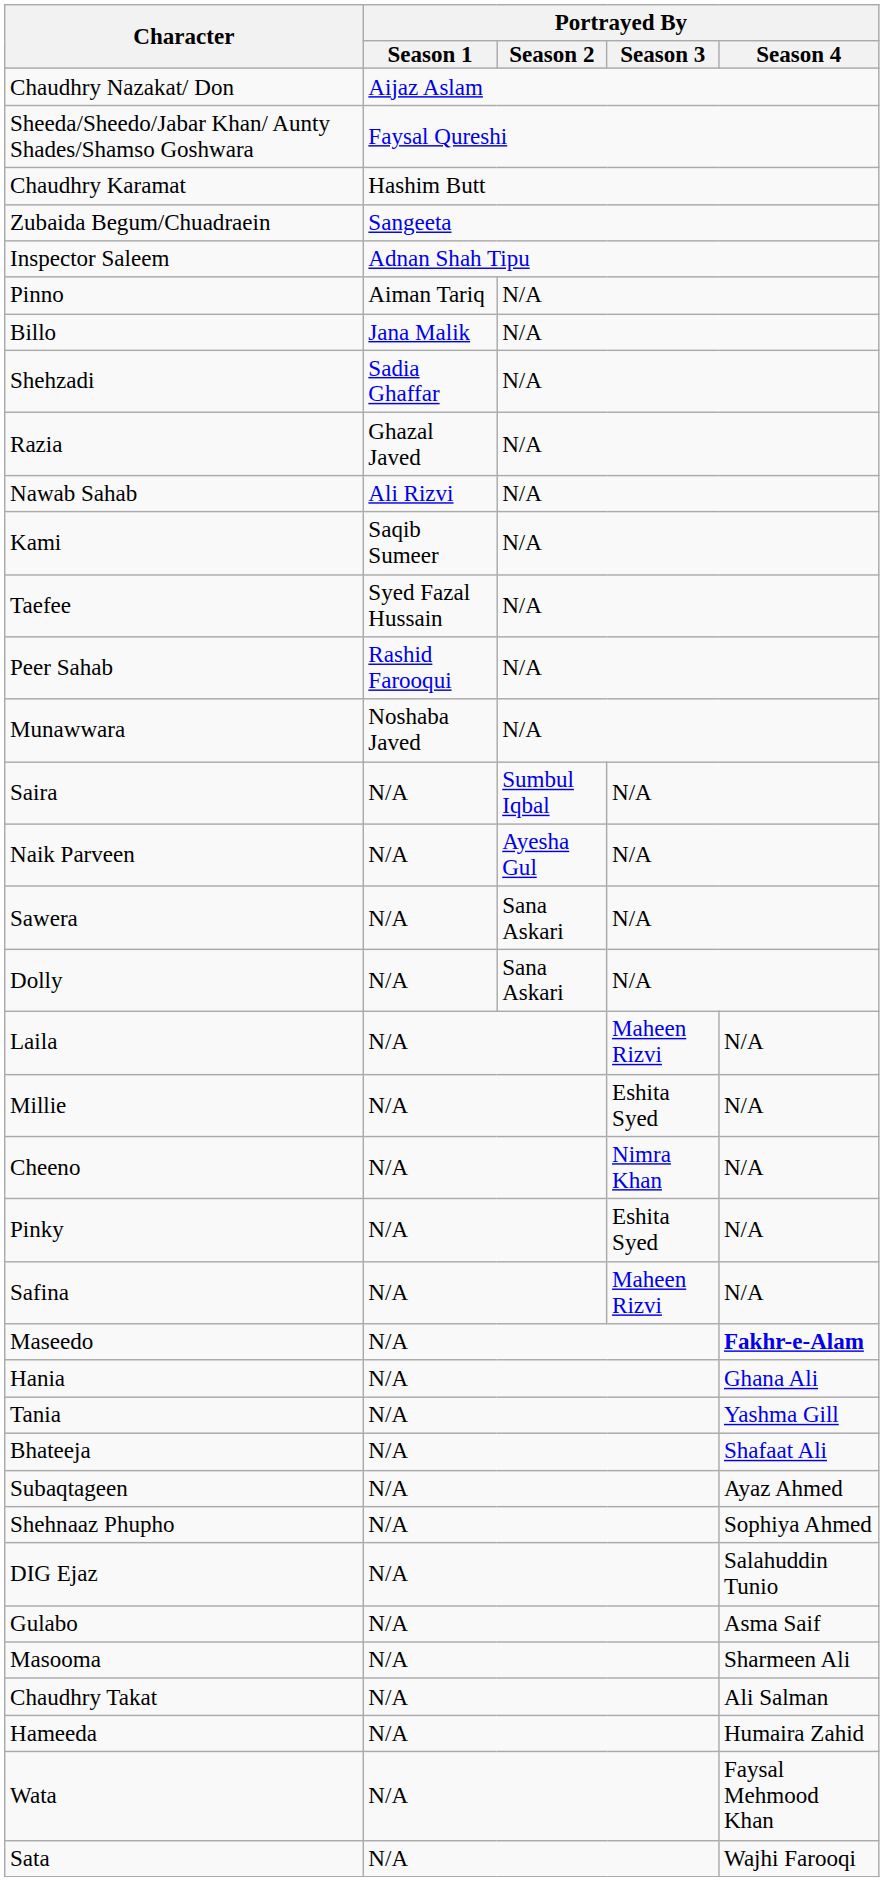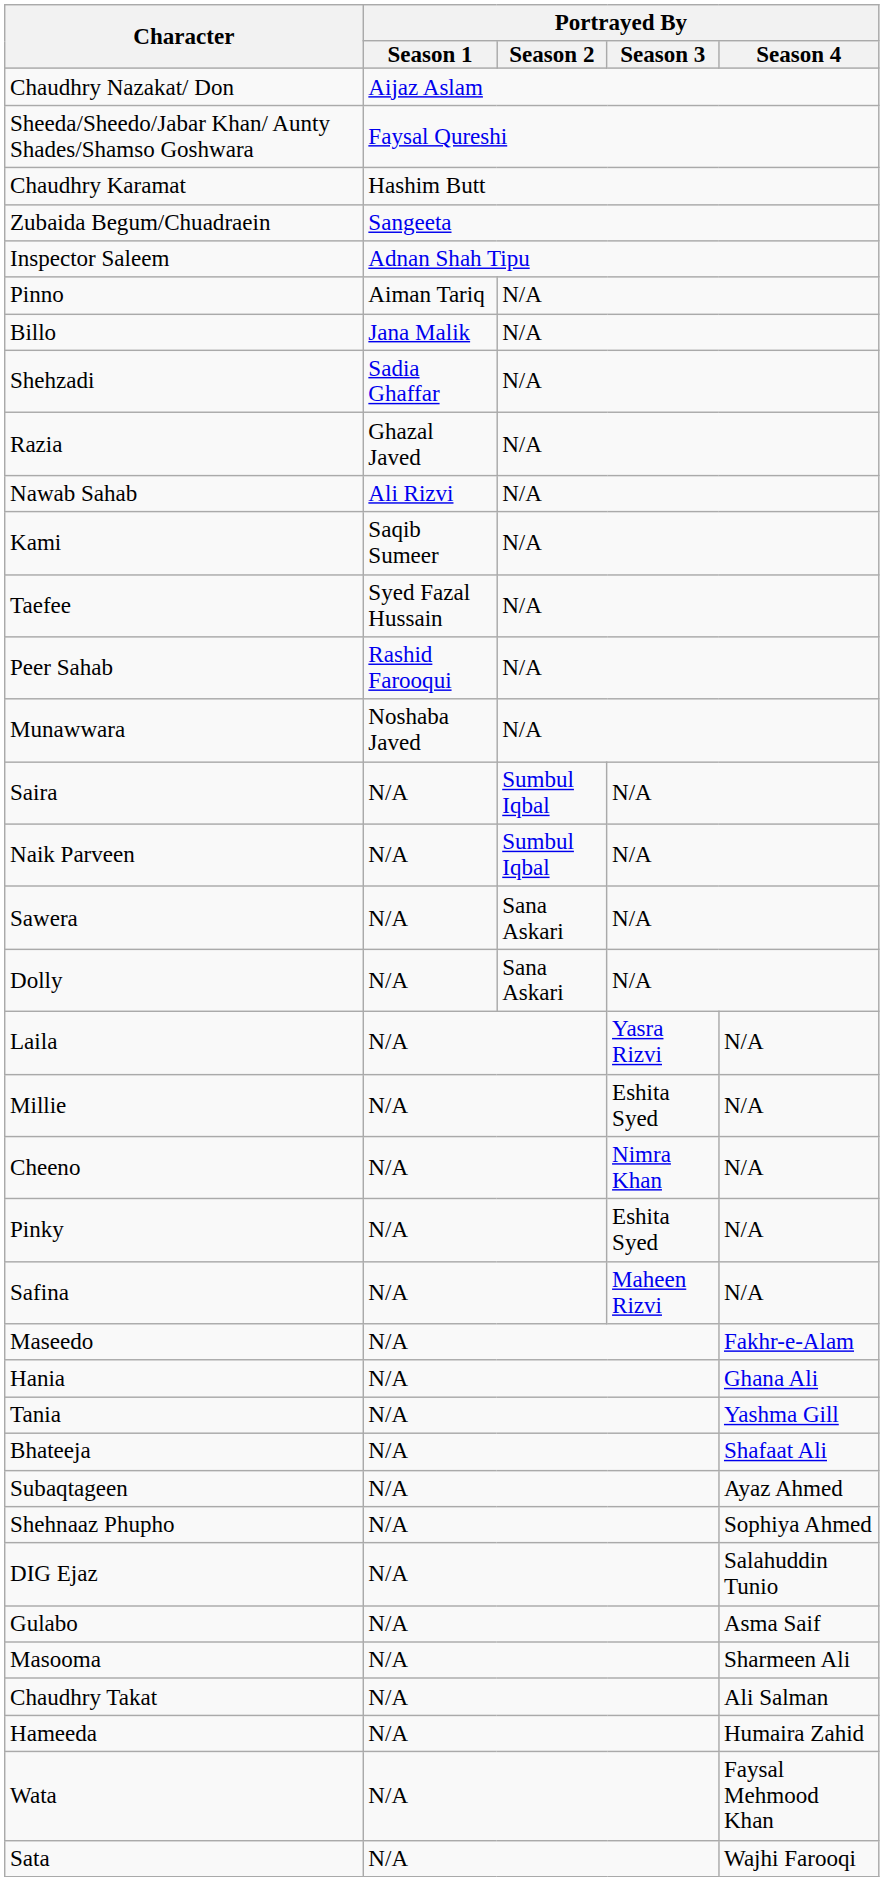(536, 855) Ayesha Gul -> (538, 855) Sumbul Iqbal
(649, 1042) Maheen Rizvi -> (638, 1042) Yasra Rizvi
(794, 1341) bold -> (789, 1341) normal
